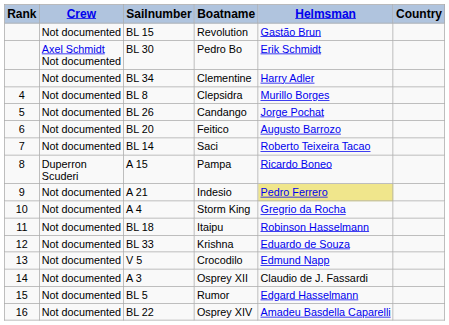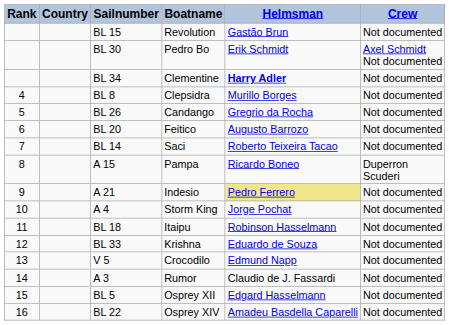columns swapped: (419, 14) <-> (81, 14)
(287, 78) normal -> (257, 78) bold
(292, 112) Jorge Pochat -> (270, 112) Gregrio da Rocha
(303, 210) Gregrio da Rocha -> (260, 210) Jorge Pochat
(222, 278) Osprey XII -> (180, 278) Rumor
(213, 295) Rumor -> (190, 295) Osprey XII
